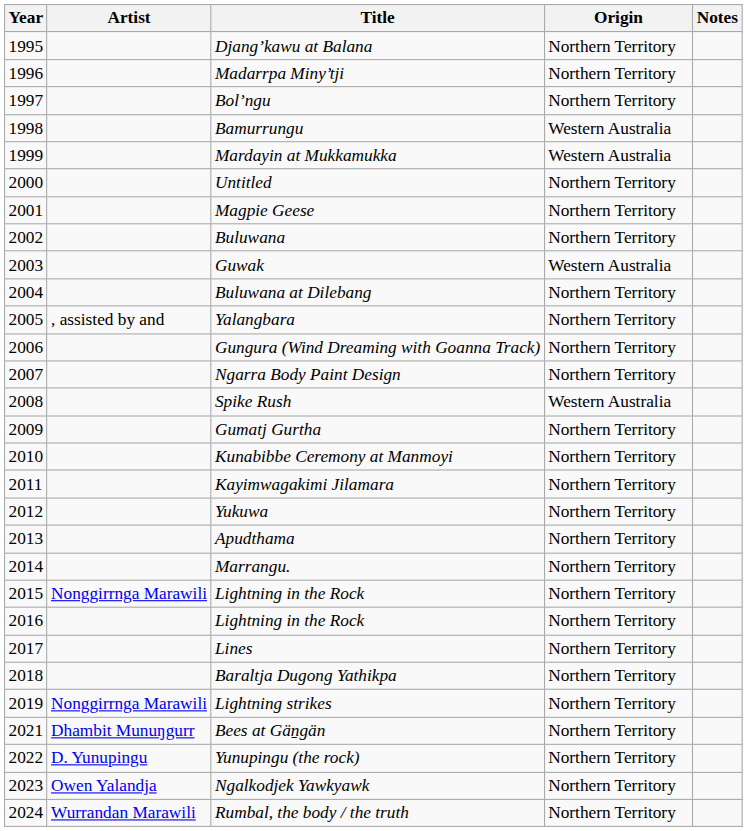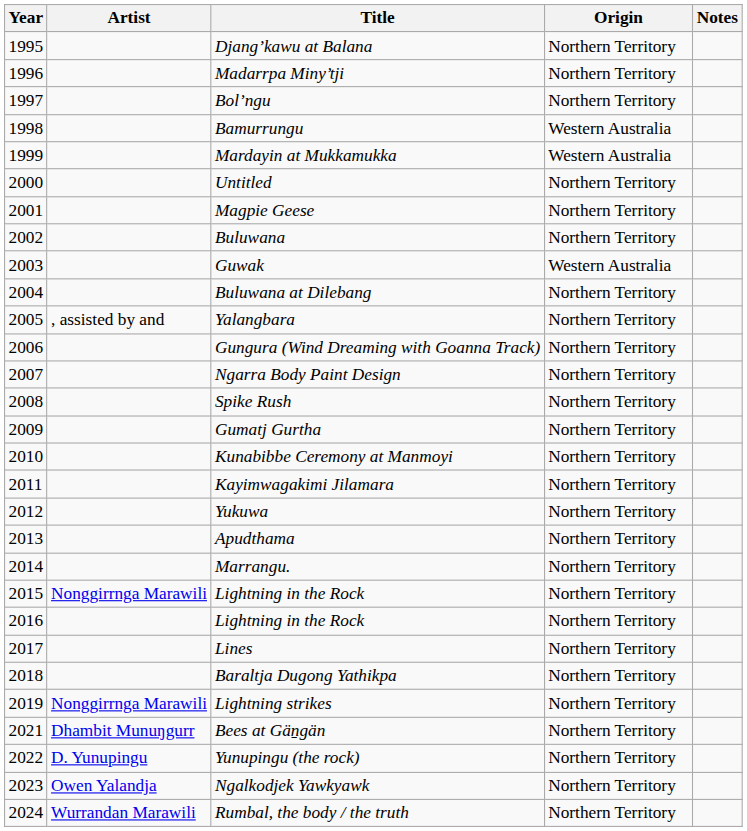(610, 401) Western Australia -> (612, 401) Northern Territory
